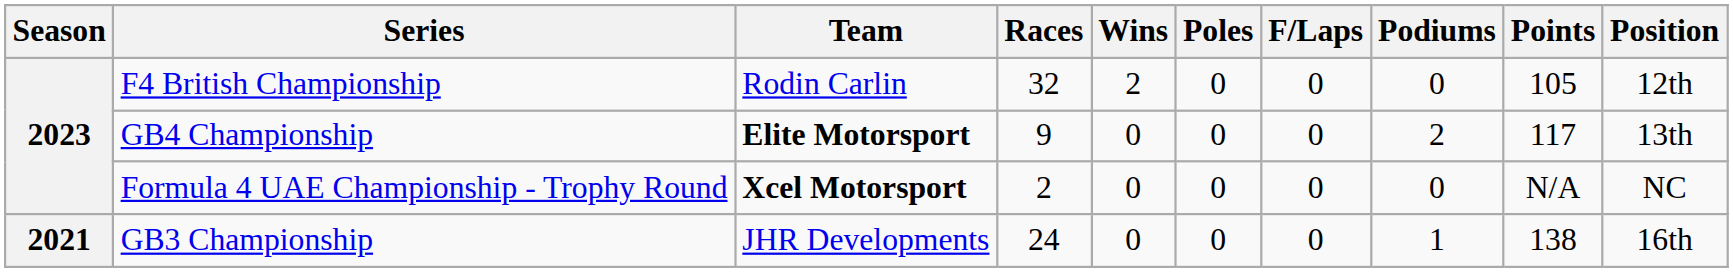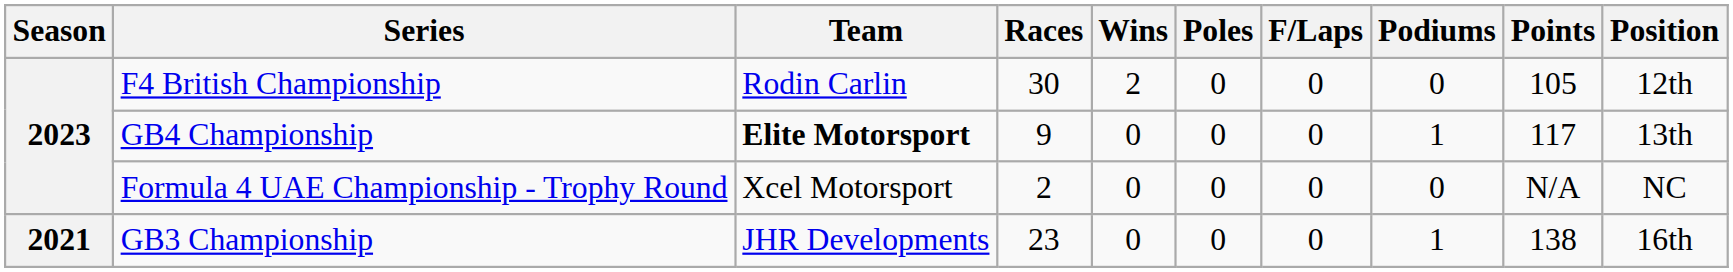(1044, 83) 32 -> (1044, 83) 30
(1437, 135) 2 -> (1437, 135) 1
(854, 187) bold -> (847, 187) normal
(1044, 240) 24 -> (1044, 240) 23
